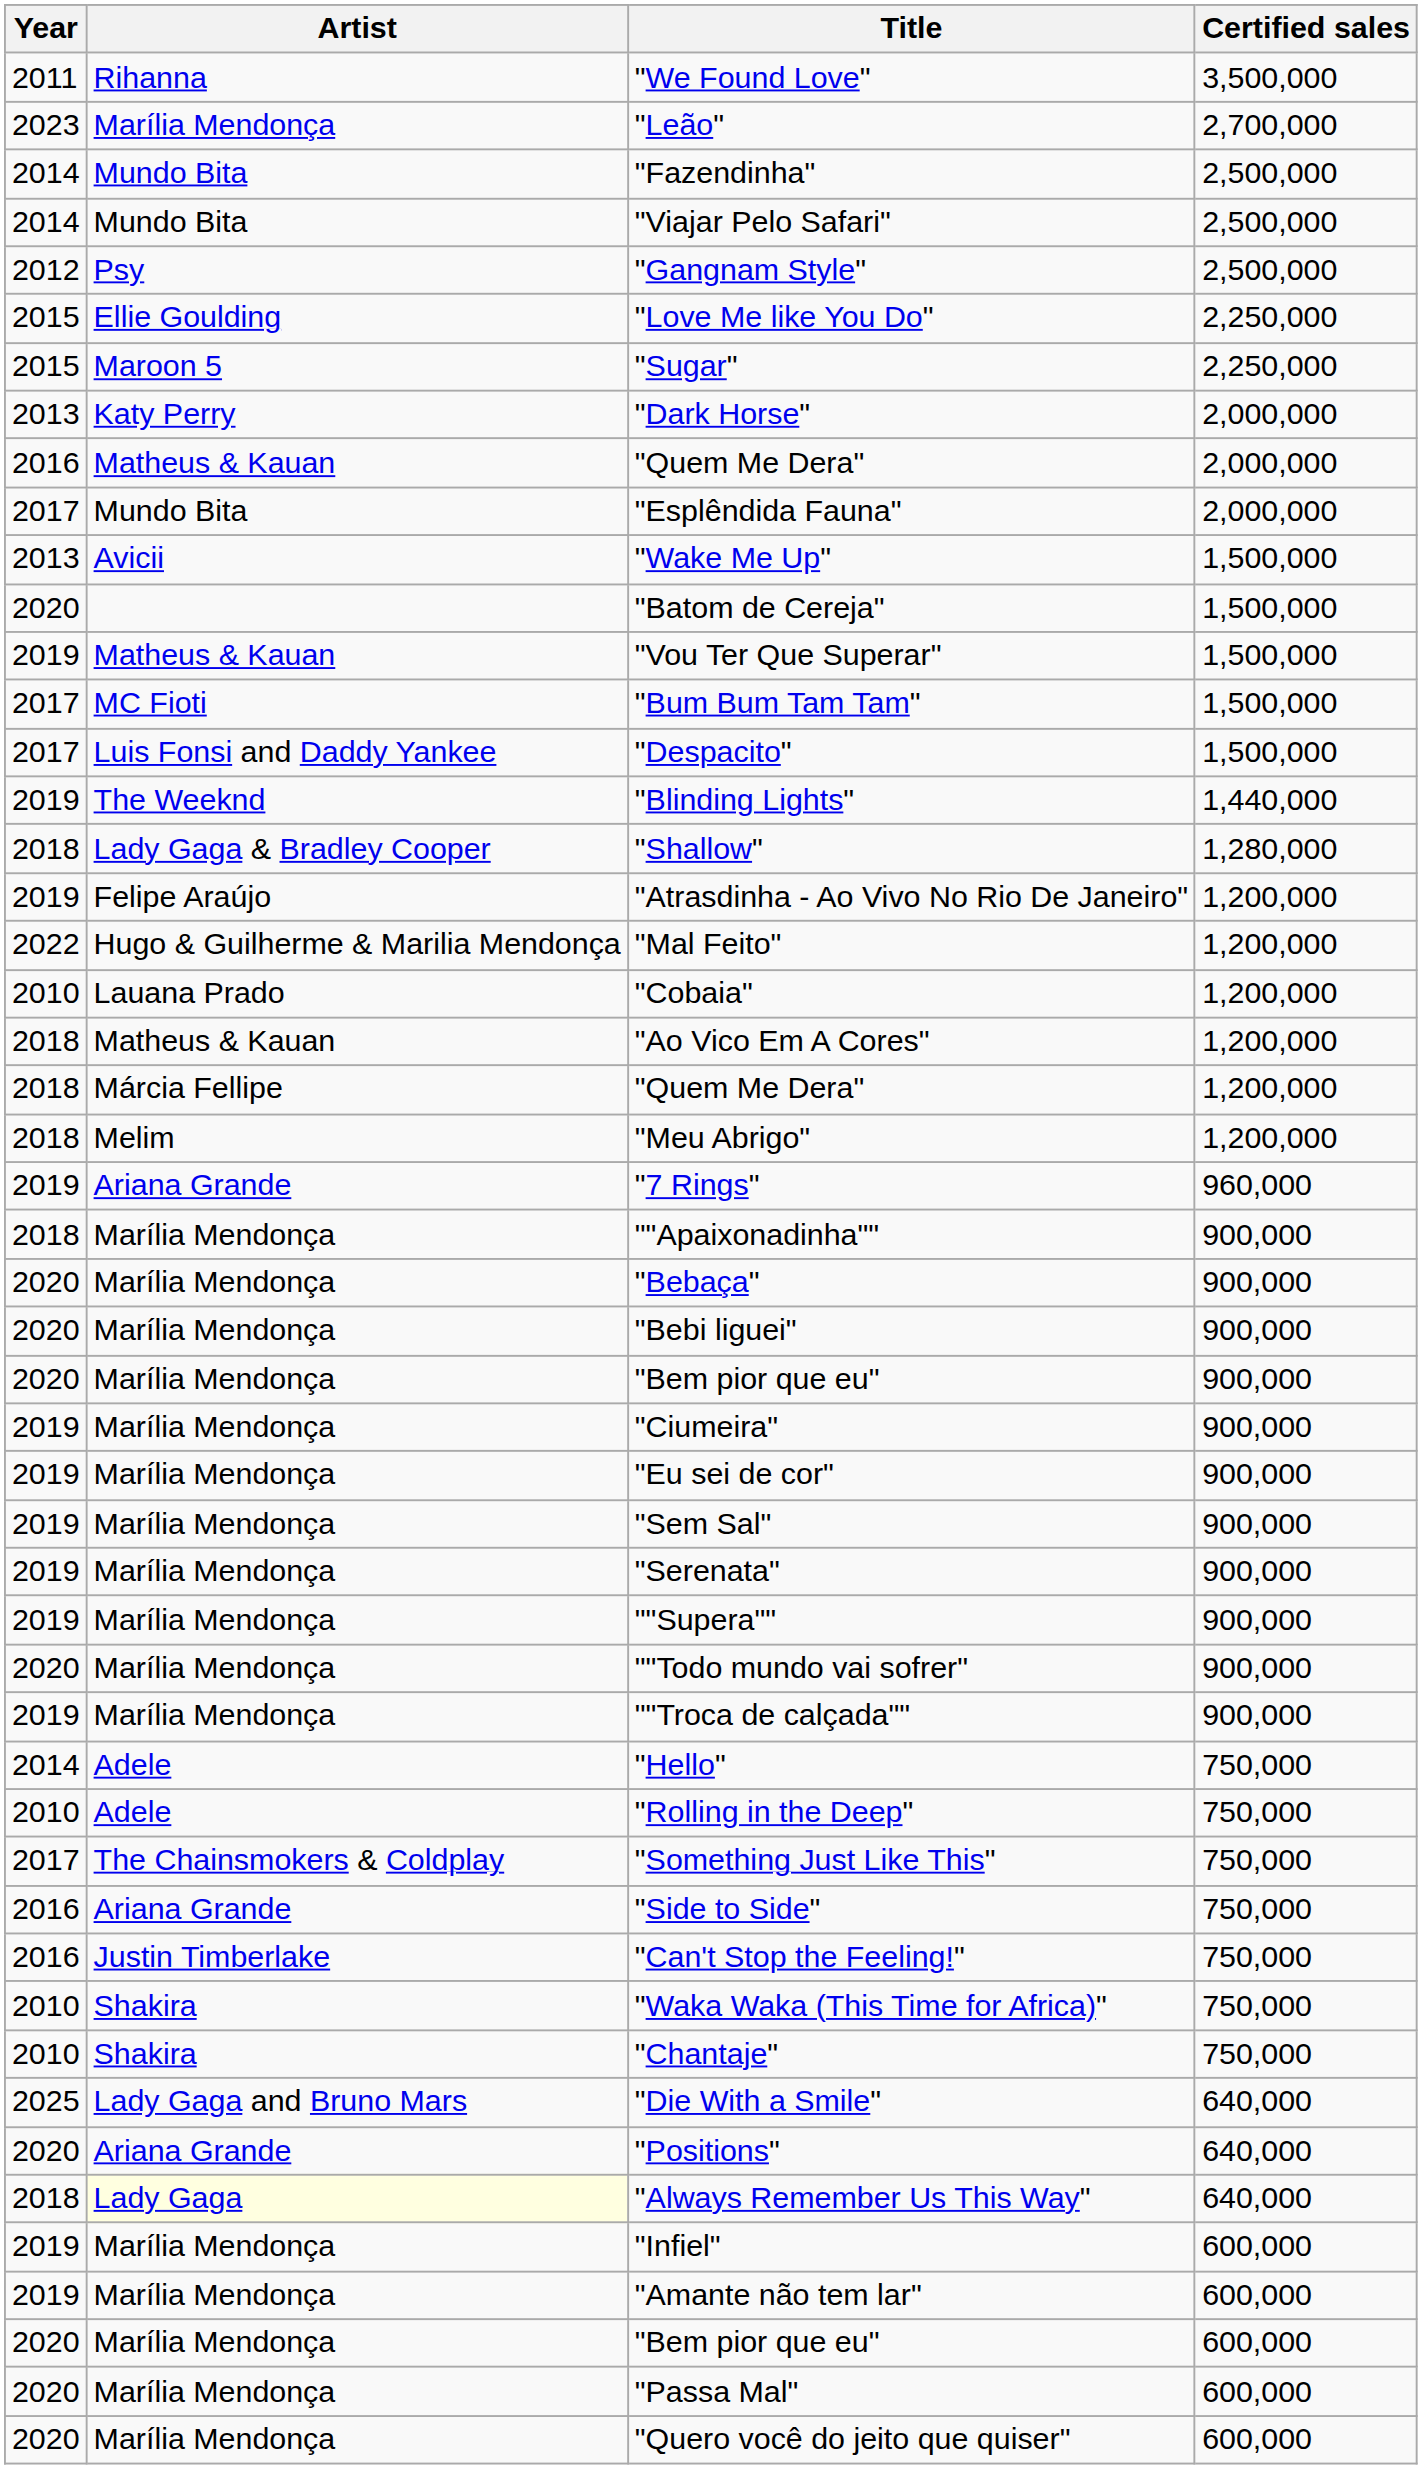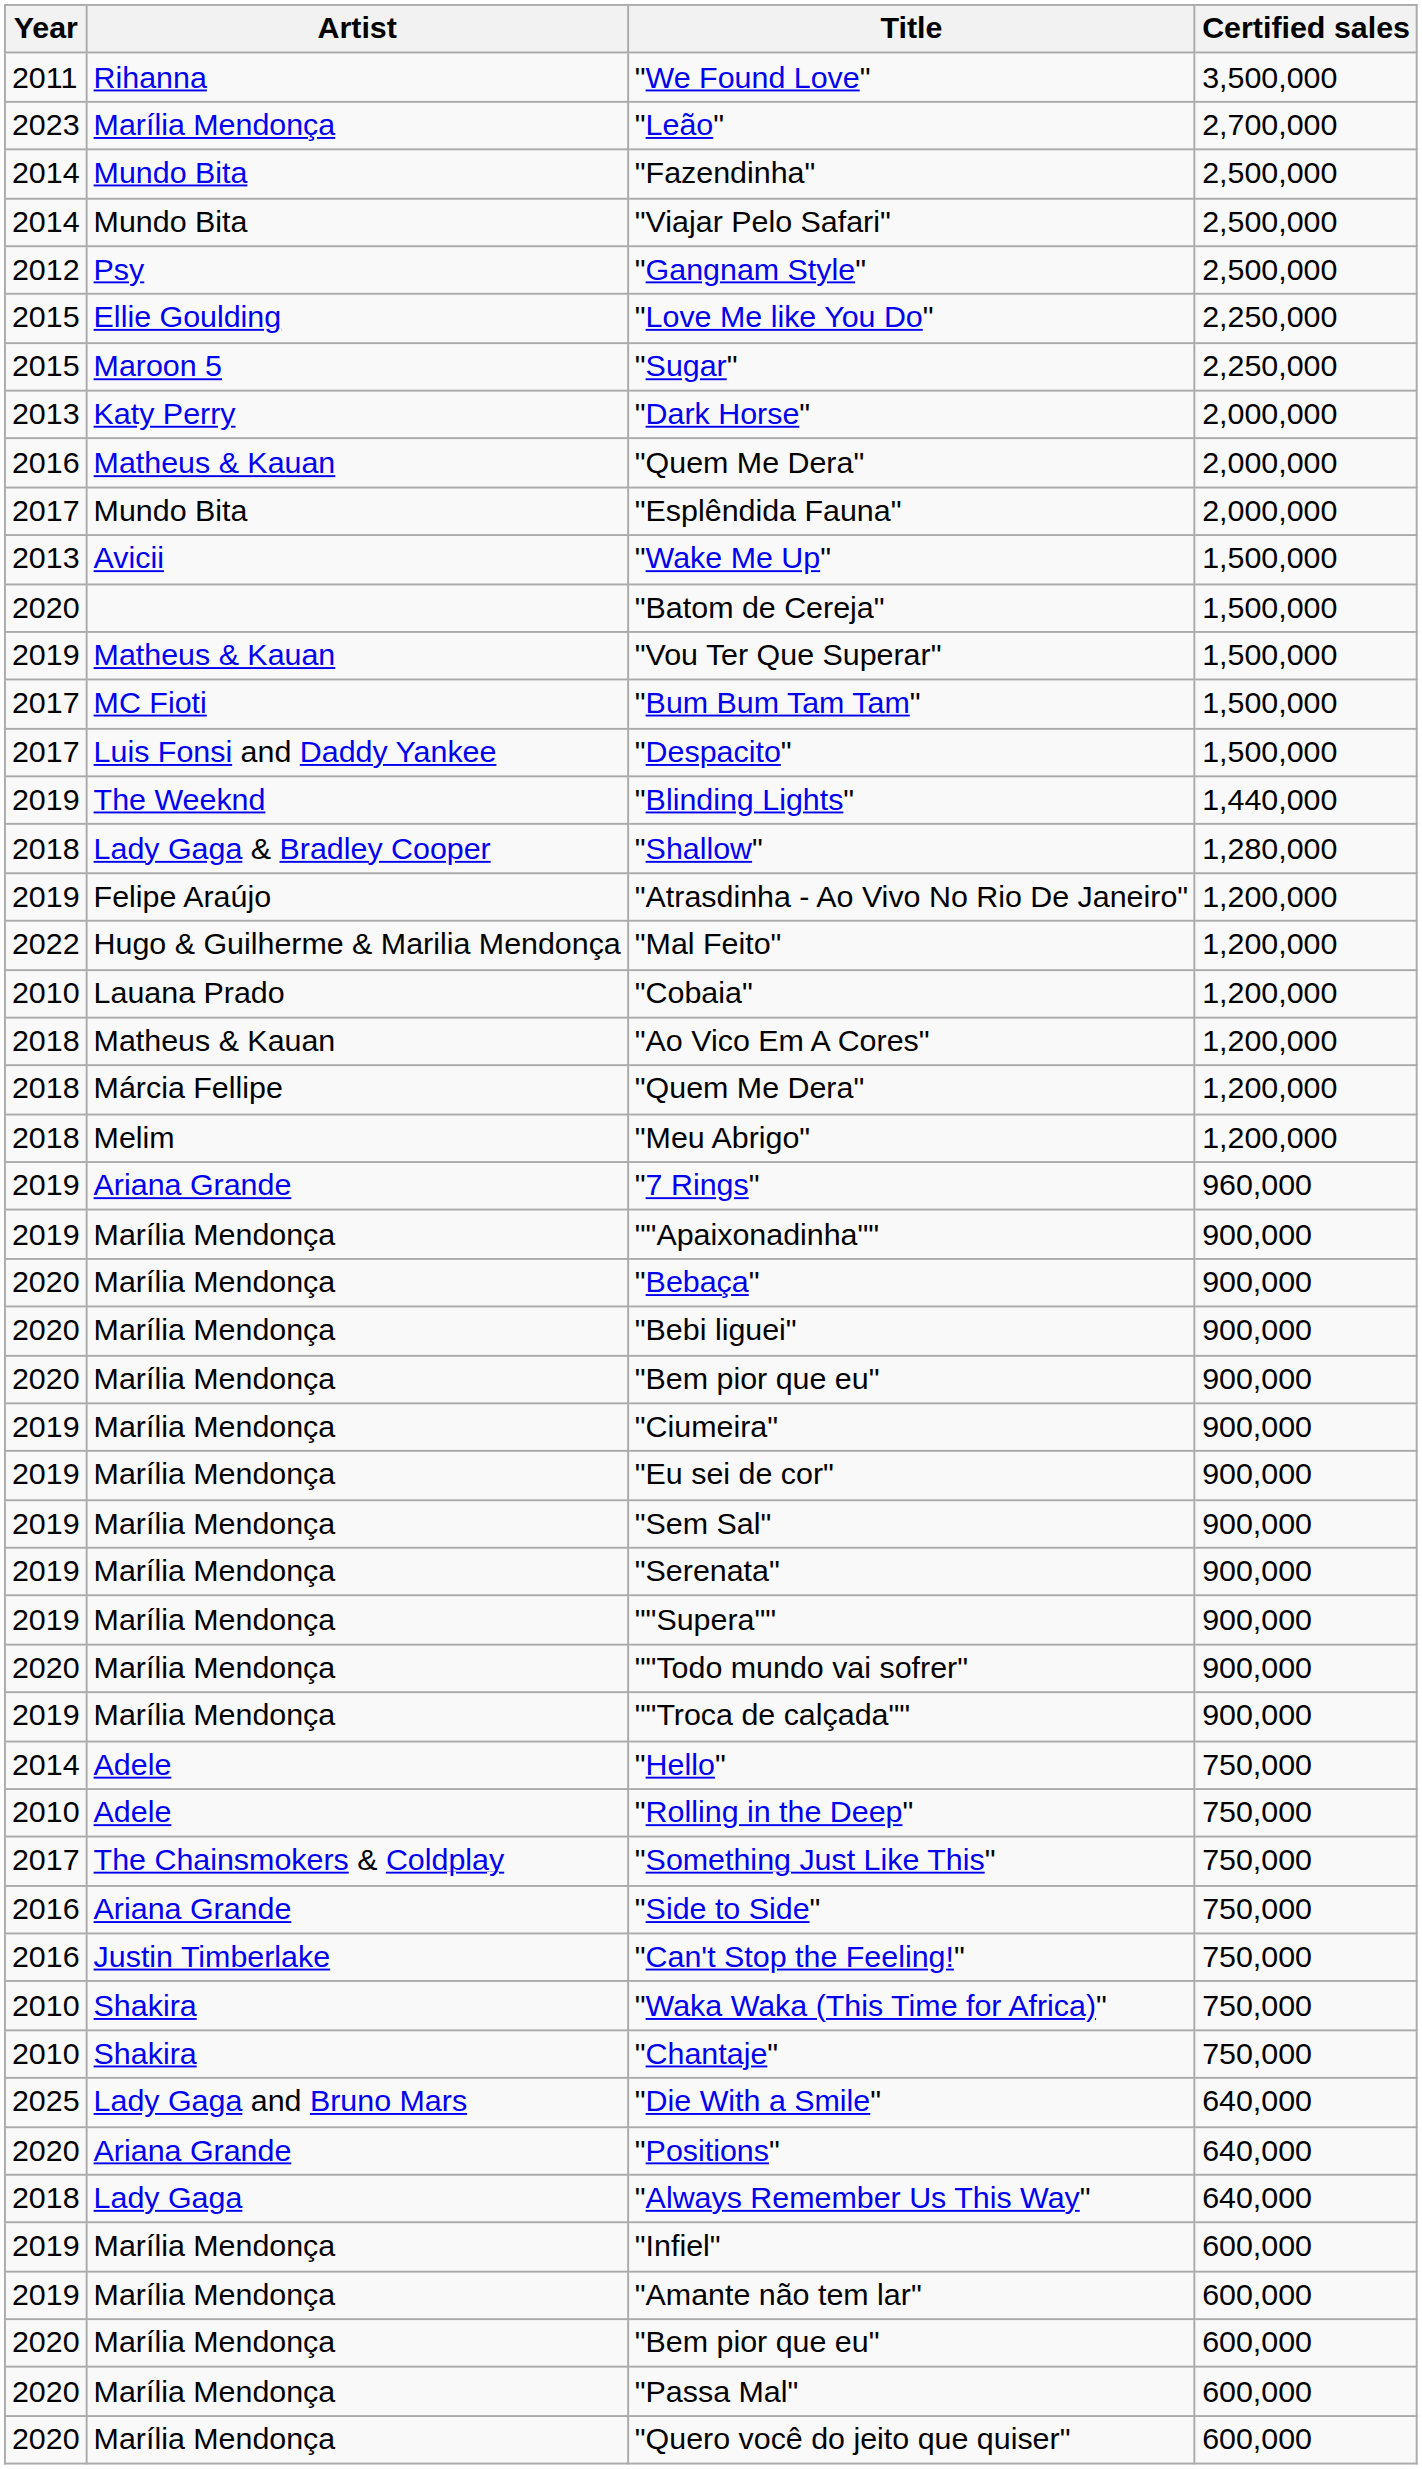(46, 1233) 2018 -> (46, 1233) 2019
(168, 2198) lightyellow background -> (168, 2198) no background
